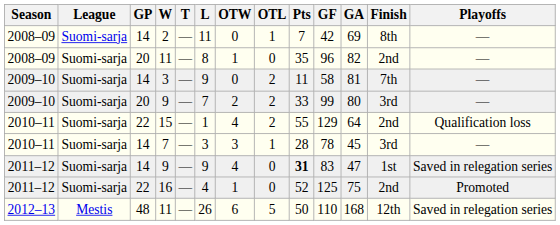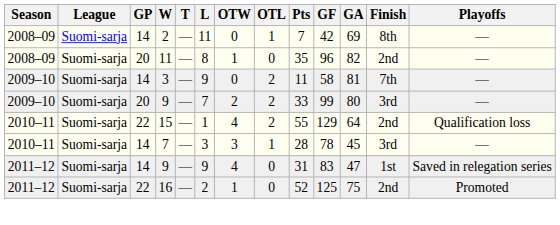(302, 166) bold -> (301, 166) normal
(205, 187) 4 -> (205, 187) 2
- row: (31, 209)
